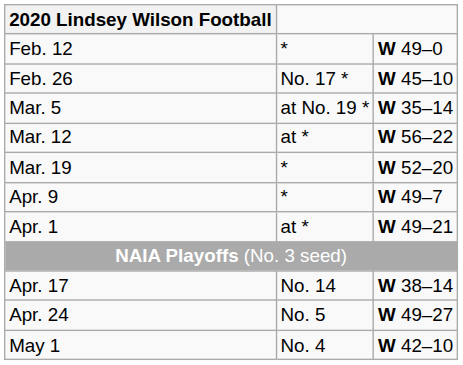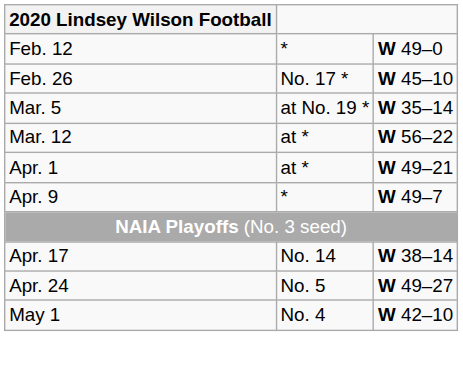- row: (40, 167)
rows swapped: (34, 226) <-> (34, 197)
